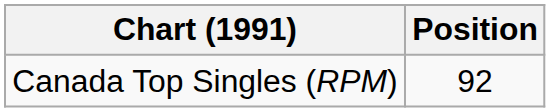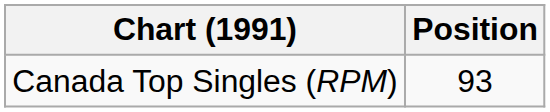(475, 80) 92 -> (475, 80) 93
